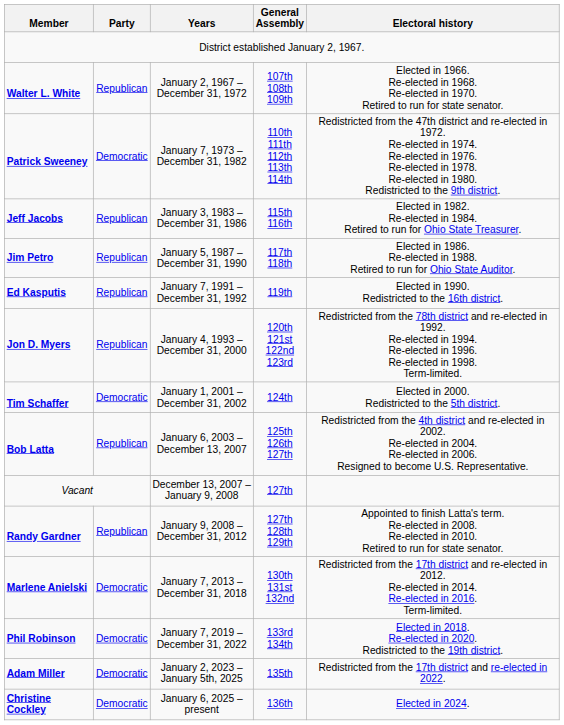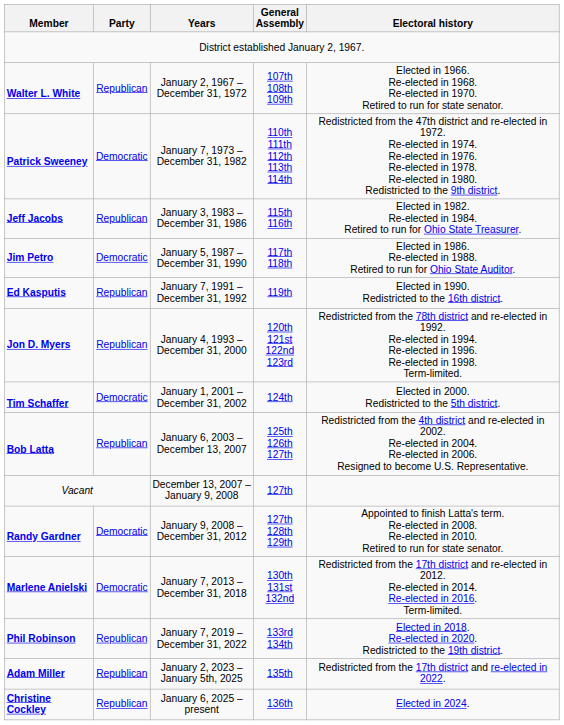(122, 258) Republican -> (122, 258) Democratic
(122, 531) Republican -> (122, 531) Democratic
(122, 638) Democratic -> (122, 638) Republican
(122, 673) Democratic -> (122, 673) Republican
(122, 704) Democratic -> (122, 704) Republican
